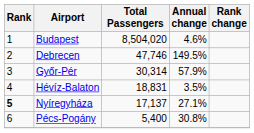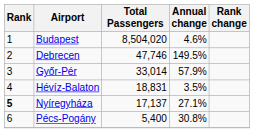(151, 71) 30,314 -> (151, 71) 33,014
